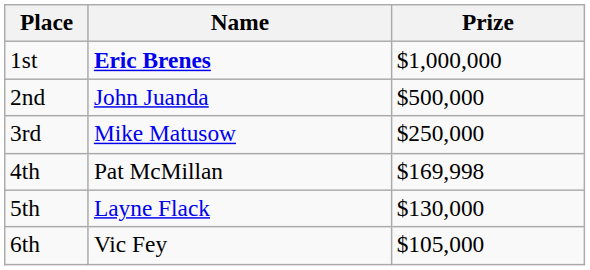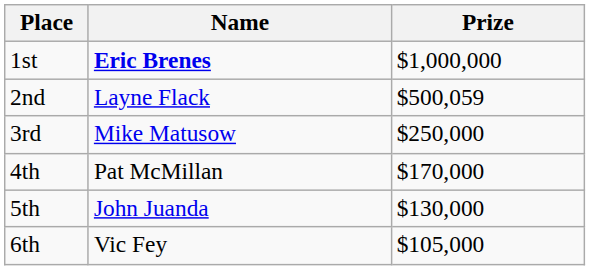(151, 97) John Juanda -> (152, 97) Layne Flack
(440, 97) $500,000 -> (440, 97) $500,059
(440, 171) $169,998 -> (440, 171) $170,000
(152, 208) Layne Flack -> (151, 208) John Juanda
